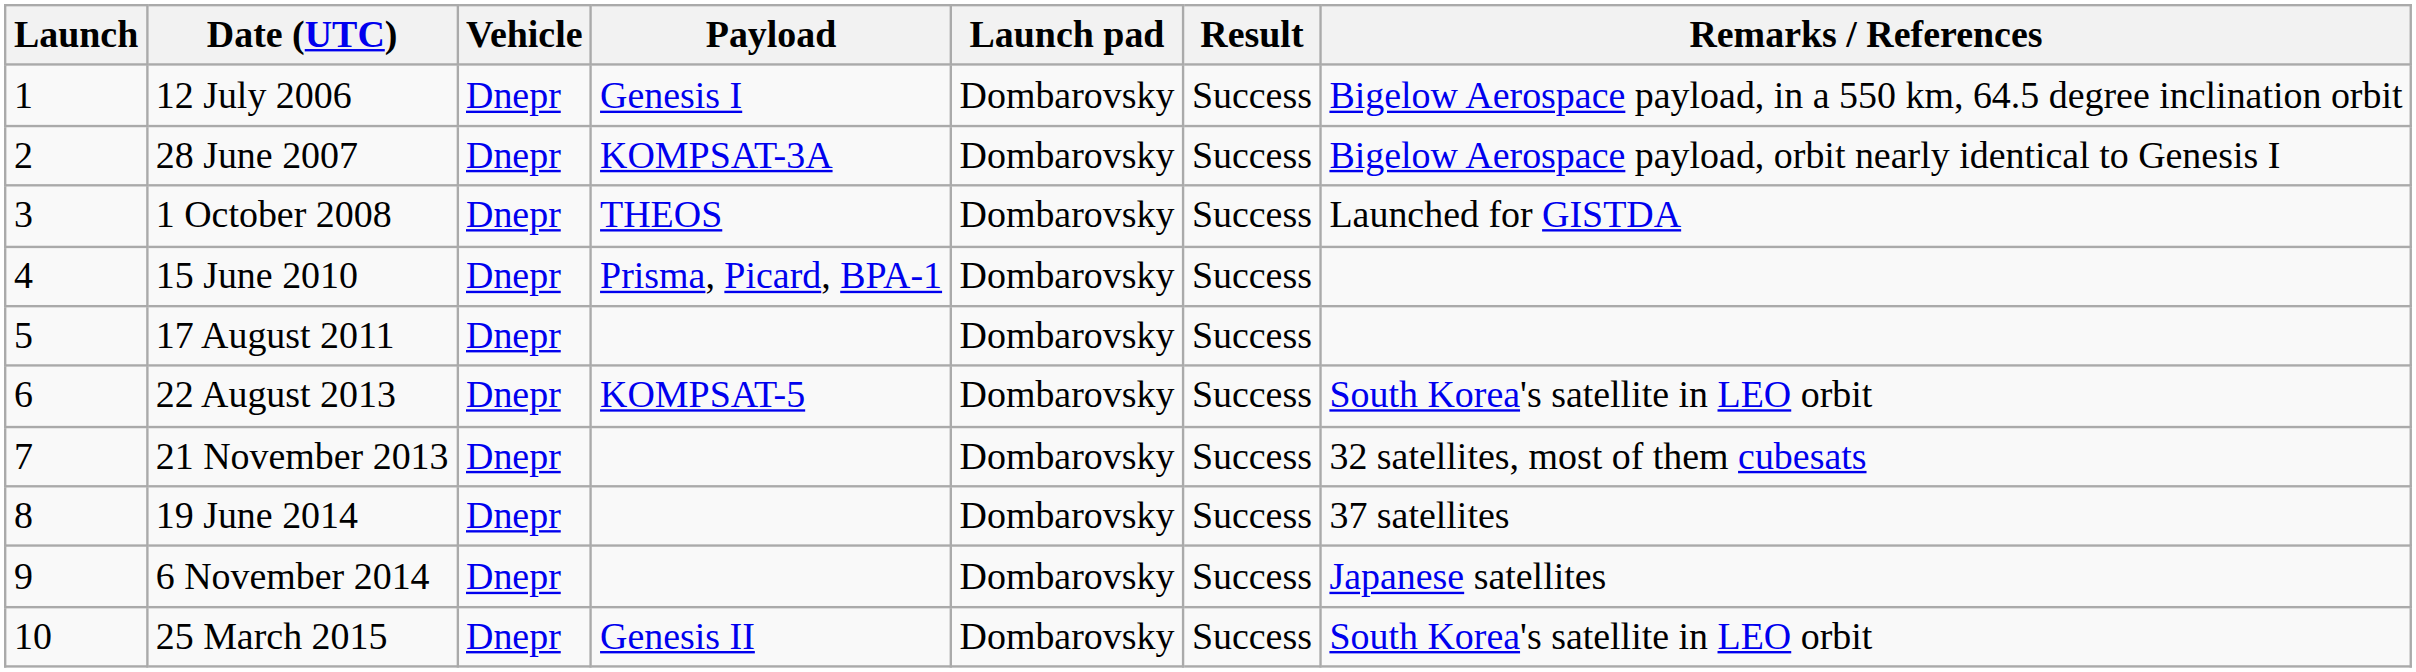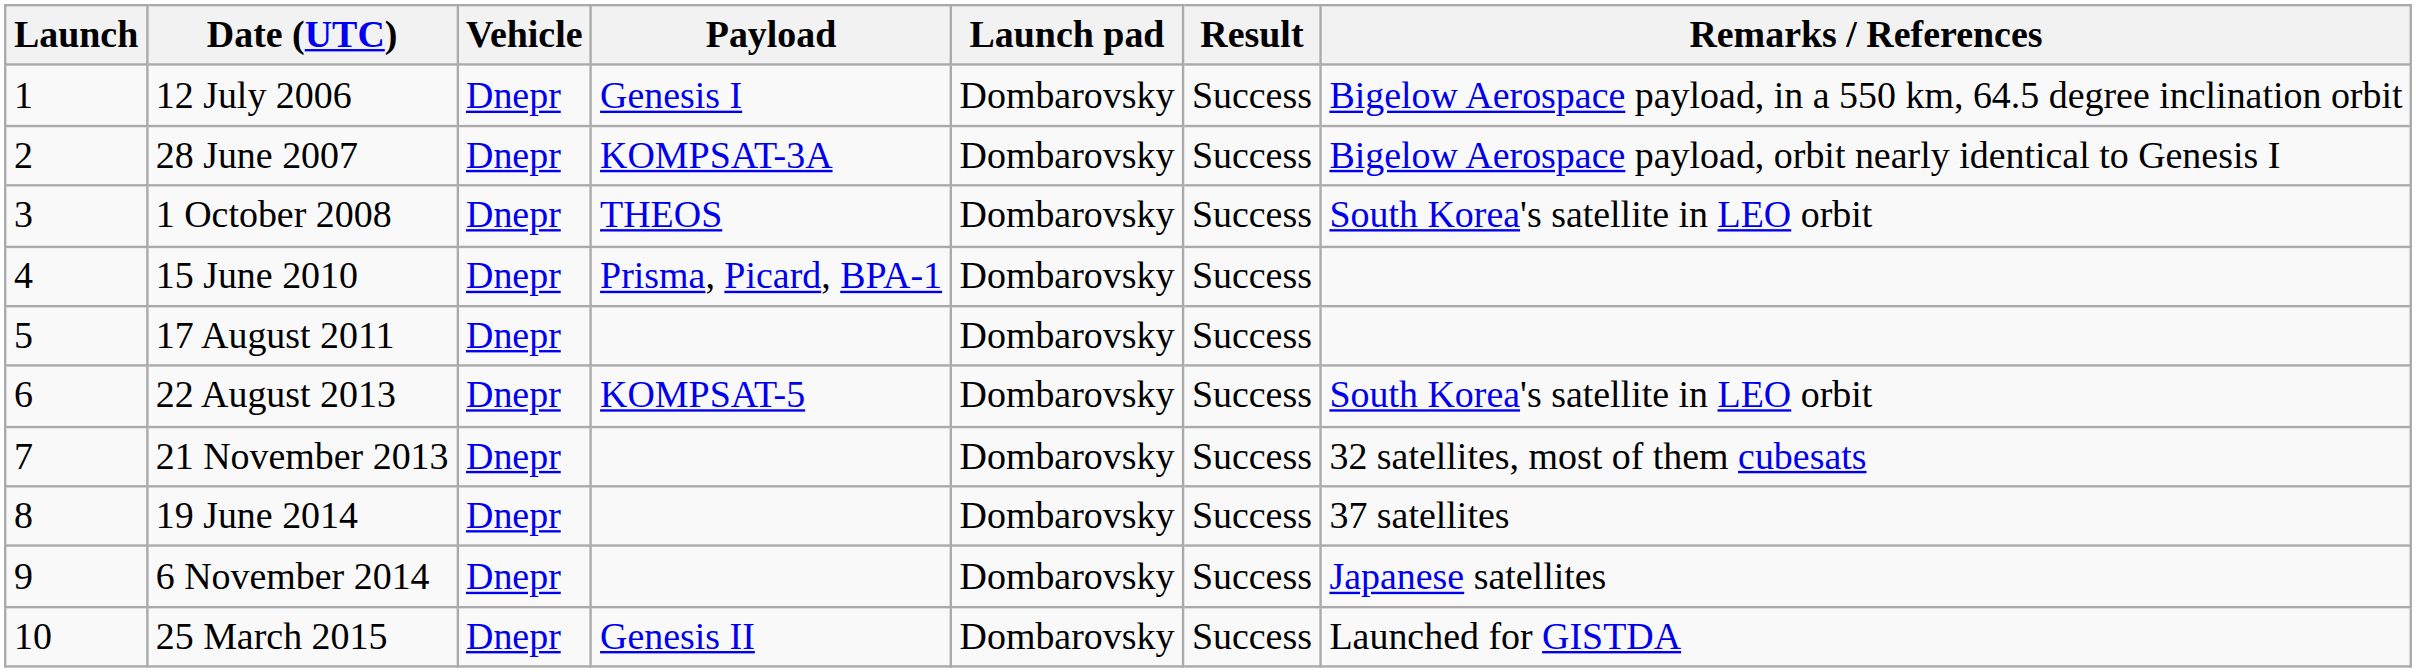(1505, 214) Launched for GISTDA -> (1601, 214) South Korea's satellite in LEO orbit
(1601, 635) South Korea's satellite in LEO orbit -> (1505, 635) Launched for GISTDA
